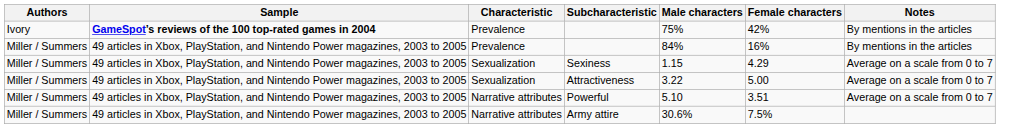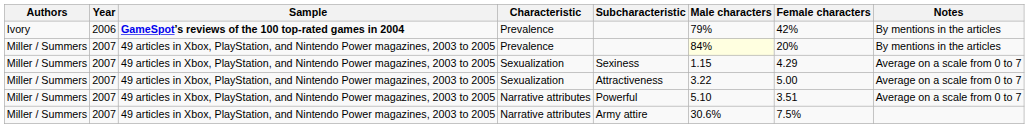+ column: (104, 13)
(672, 30) 75% -> (701, 30) 79%
(672, 47) no background -> (701, 47) lightyellow background
(758, 47) 16% -> (787, 47) 20%
